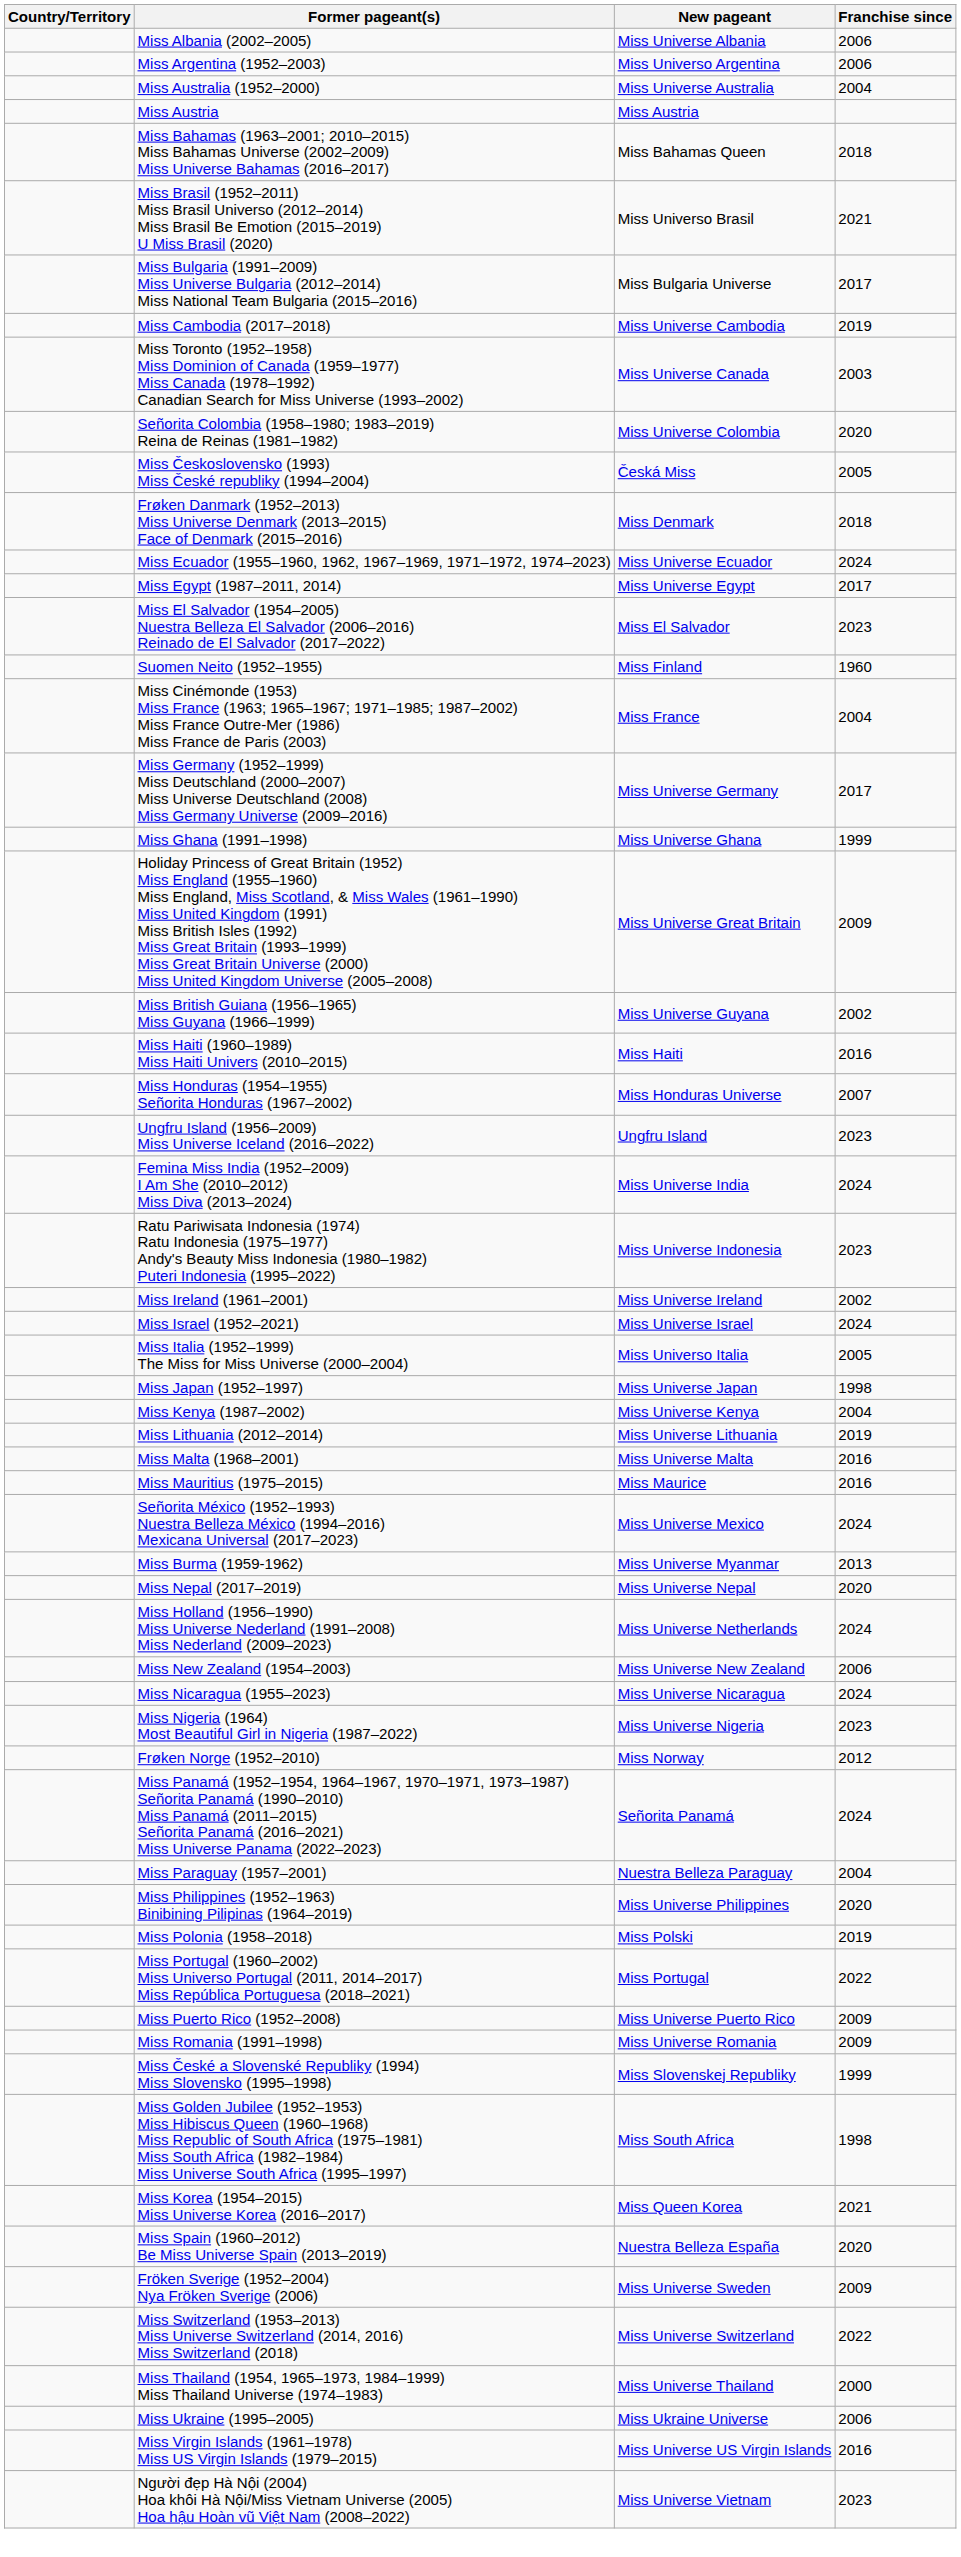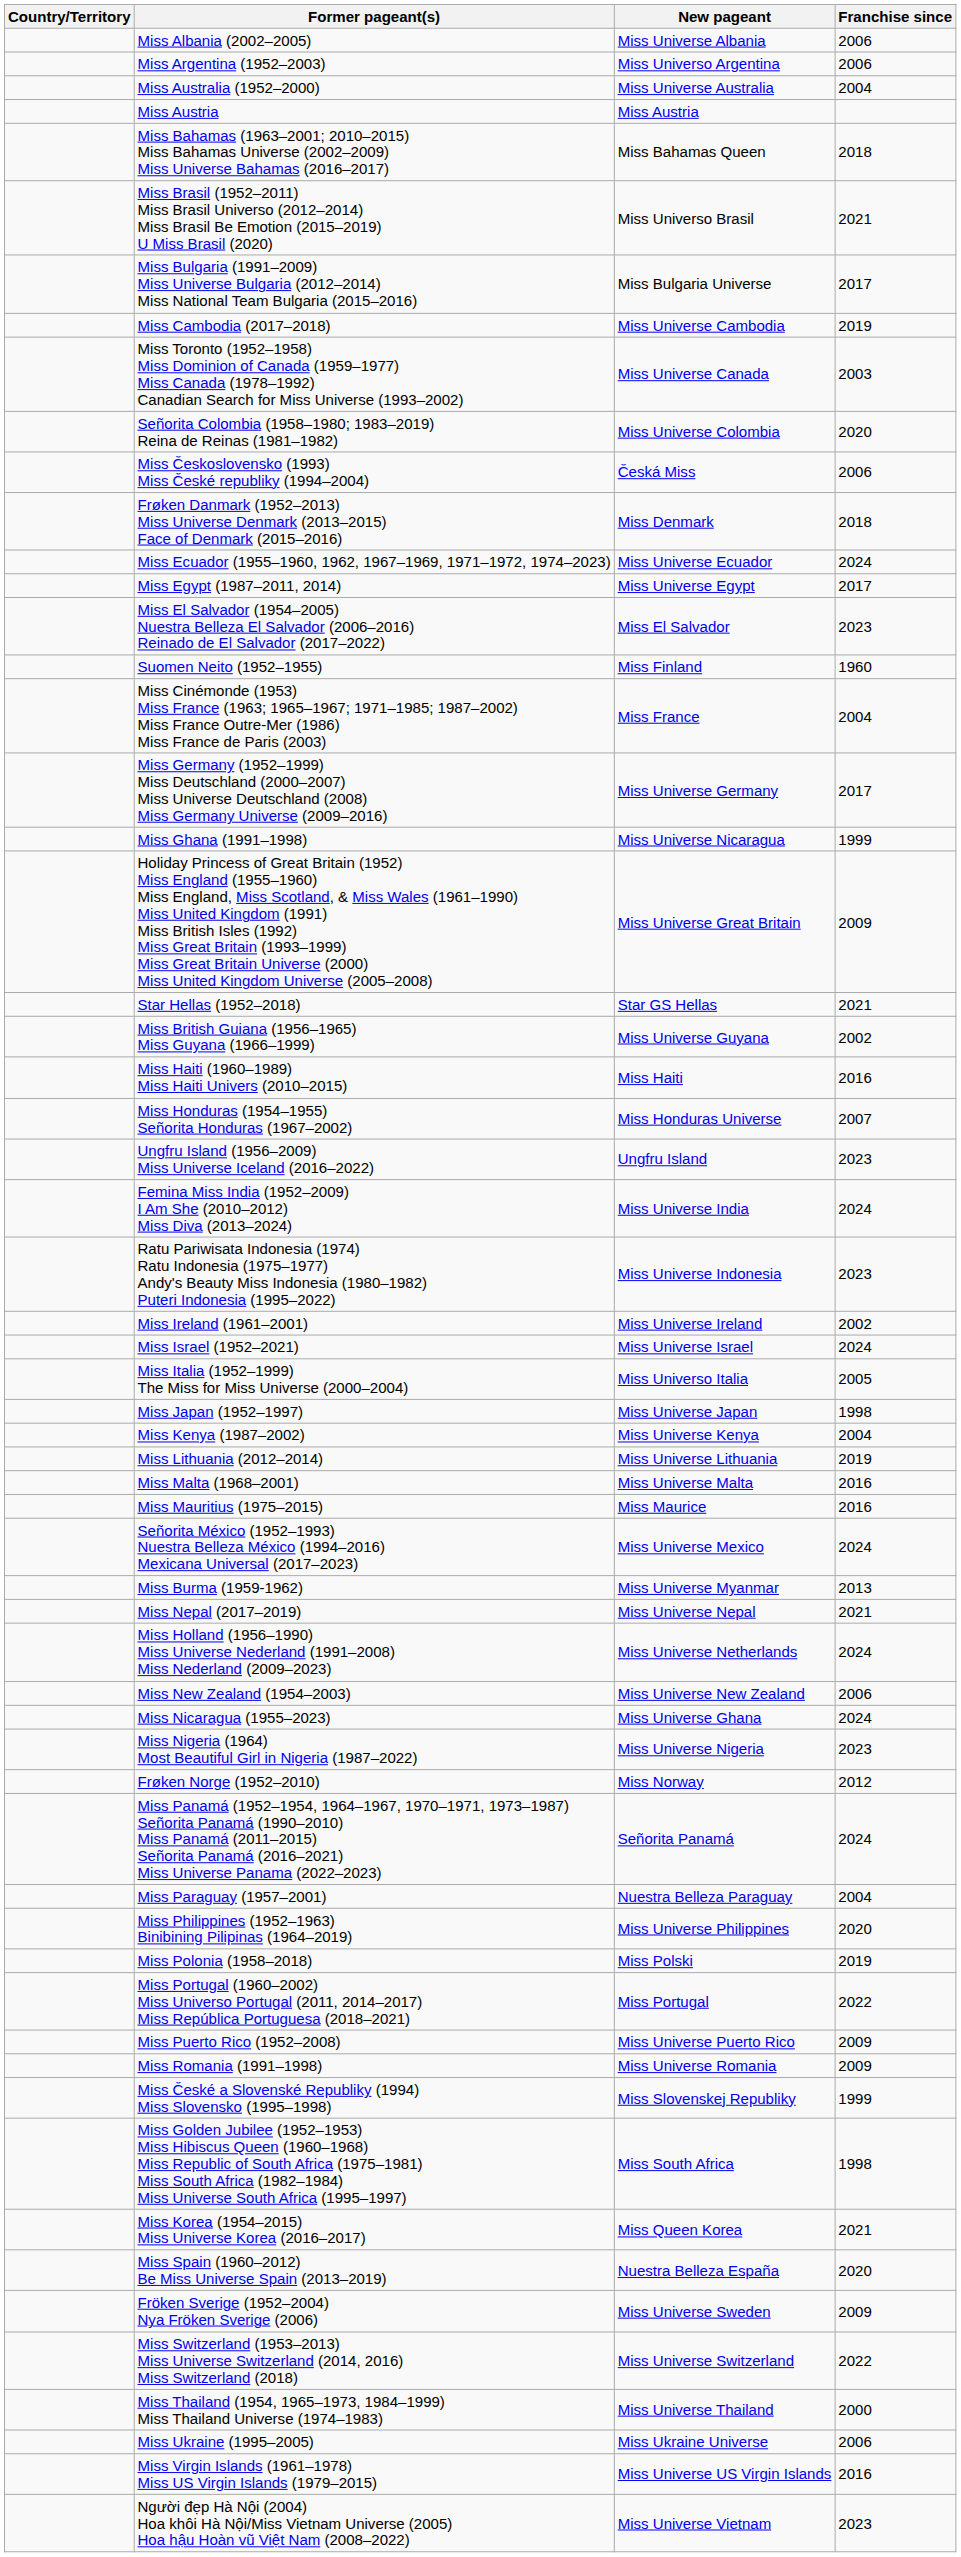(855, 472) 2005 -> (855, 472) 2006
(690, 839) Miss Universe Ghana -> (701, 839) Miss Universe Nicaragua
+ row: (219, 1005)
(855, 1588) 2020 -> (855, 1612) 2021
(701, 1693) Miss Universe Nicaragua -> (690, 1717) Miss Universe Ghana
